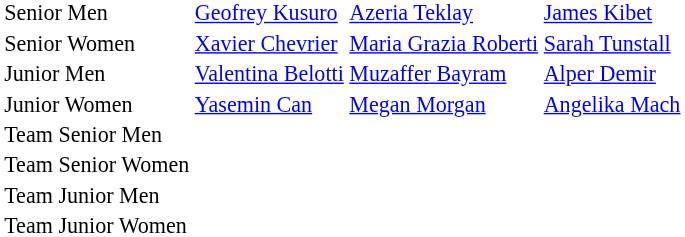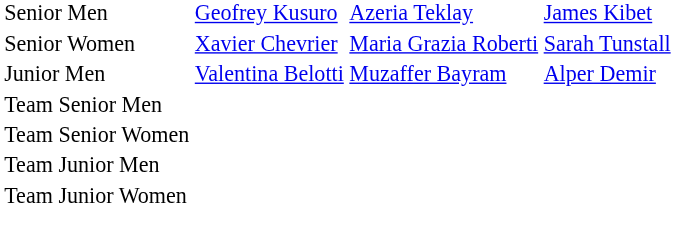- row: (68, 104)
